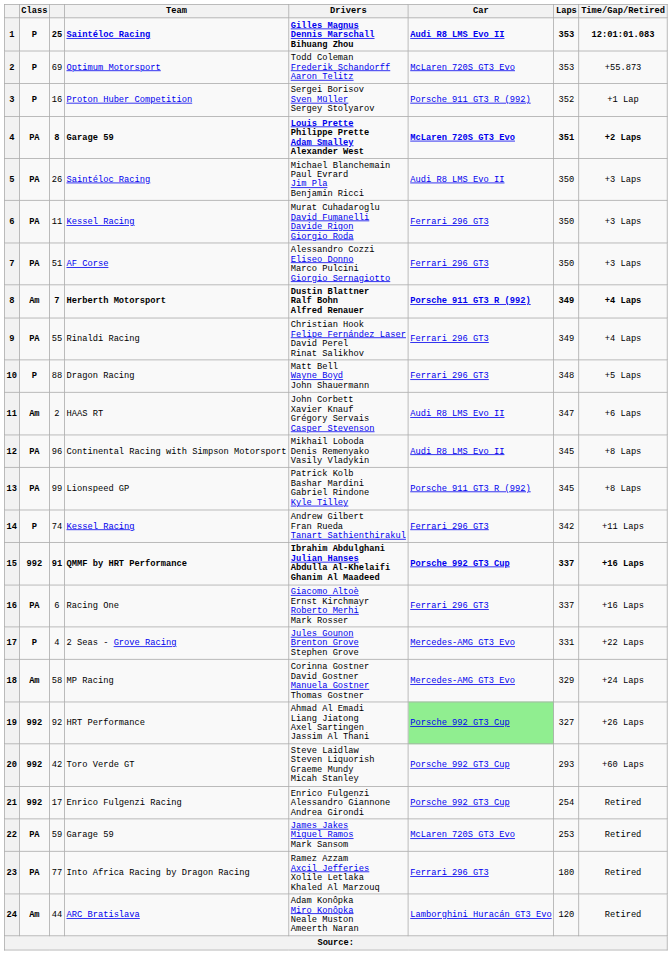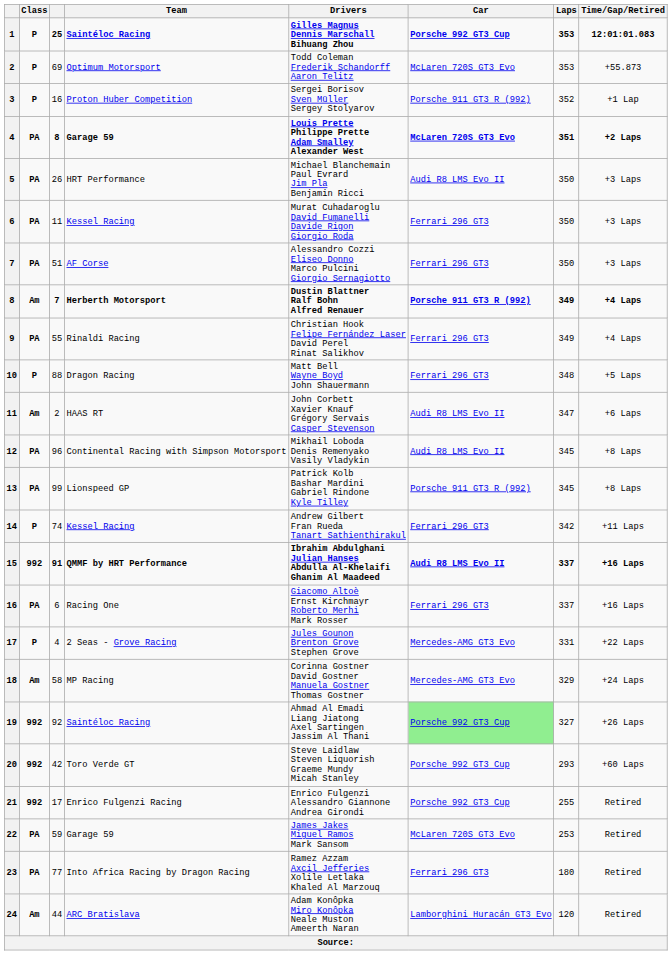(457, 35) Audi R8 LMS Evo II -> (460, 35) Porsche 992 GT3 Cup
(108, 180) Saintéloc Racing -> (106, 180) HRT Performance
(460, 564) Porsche 992 GT3 Cup -> (457, 564) Audi R8 LMS Evo II
(106, 723) HRT Performance -> (108, 723) Saintéloc Racing
(566, 803) 254 -> (566, 803) 255
